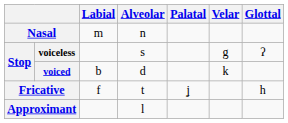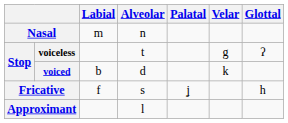(143, 52) s -> (143, 52) t
(143, 90) t -> (143, 90) s
